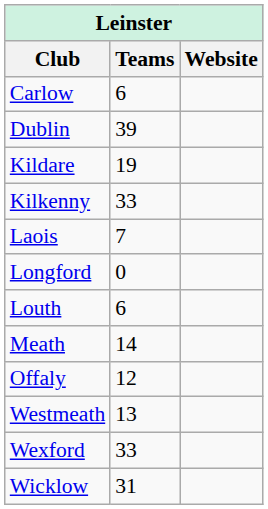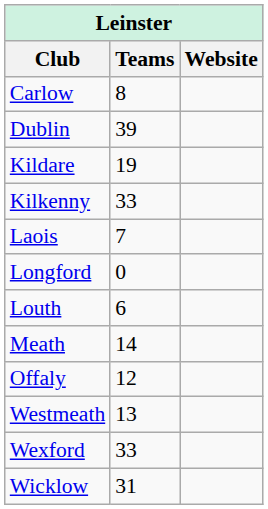(121, 93) 6 -> (121, 93) 8
